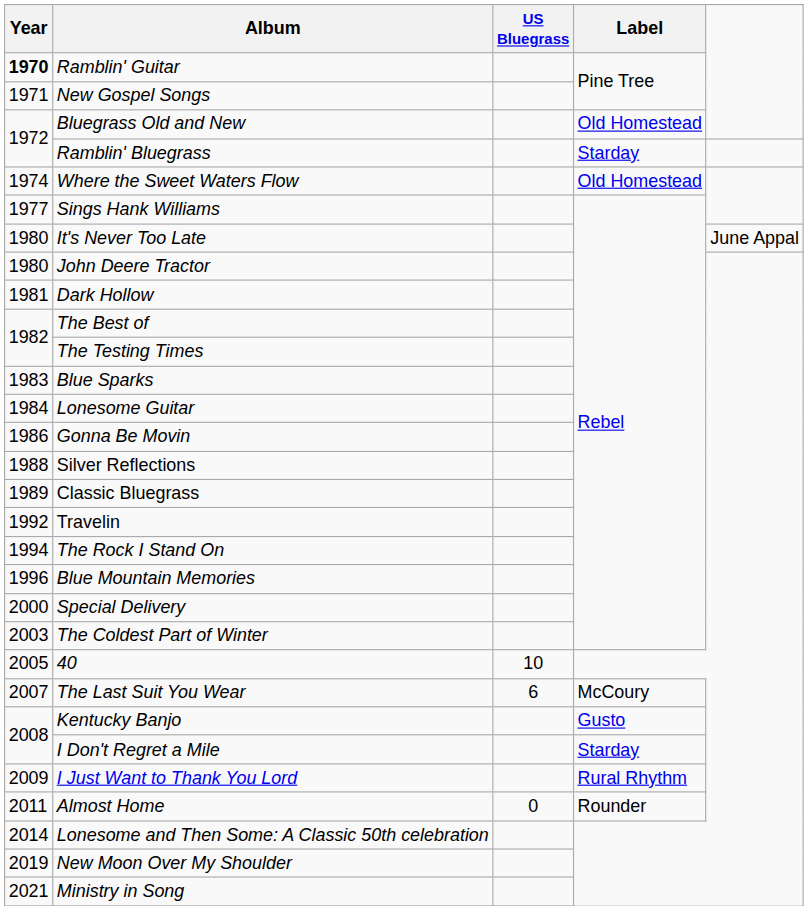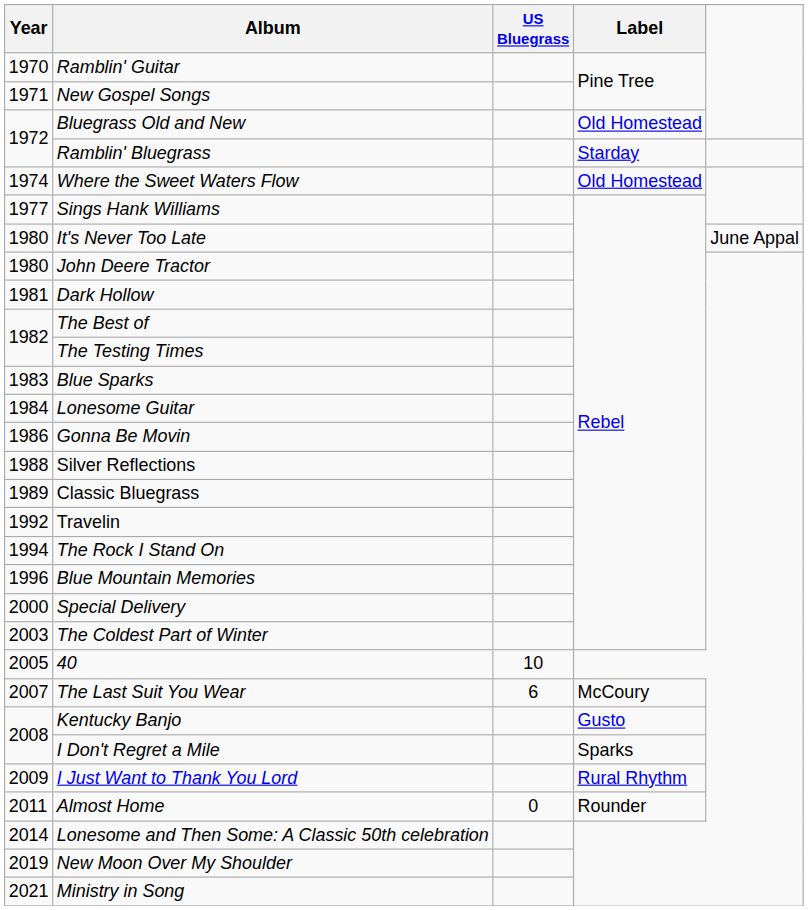(29, 67) bold -> (29, 67) normal
(608, 749) Starday -> (605, 749) Sparks
